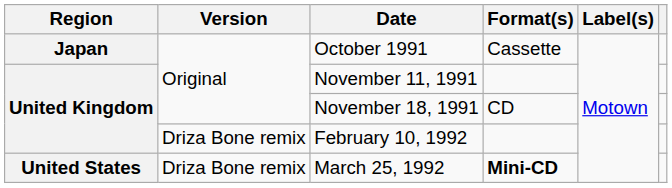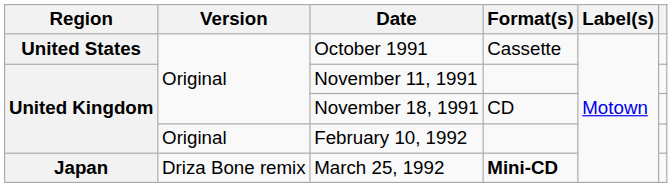(81, 49) Japan -> (81, 49) United States
(234, 138) Driza Bone remix -> (194, 138) Original
(81, 167) United States -> (81, 167) Japan
